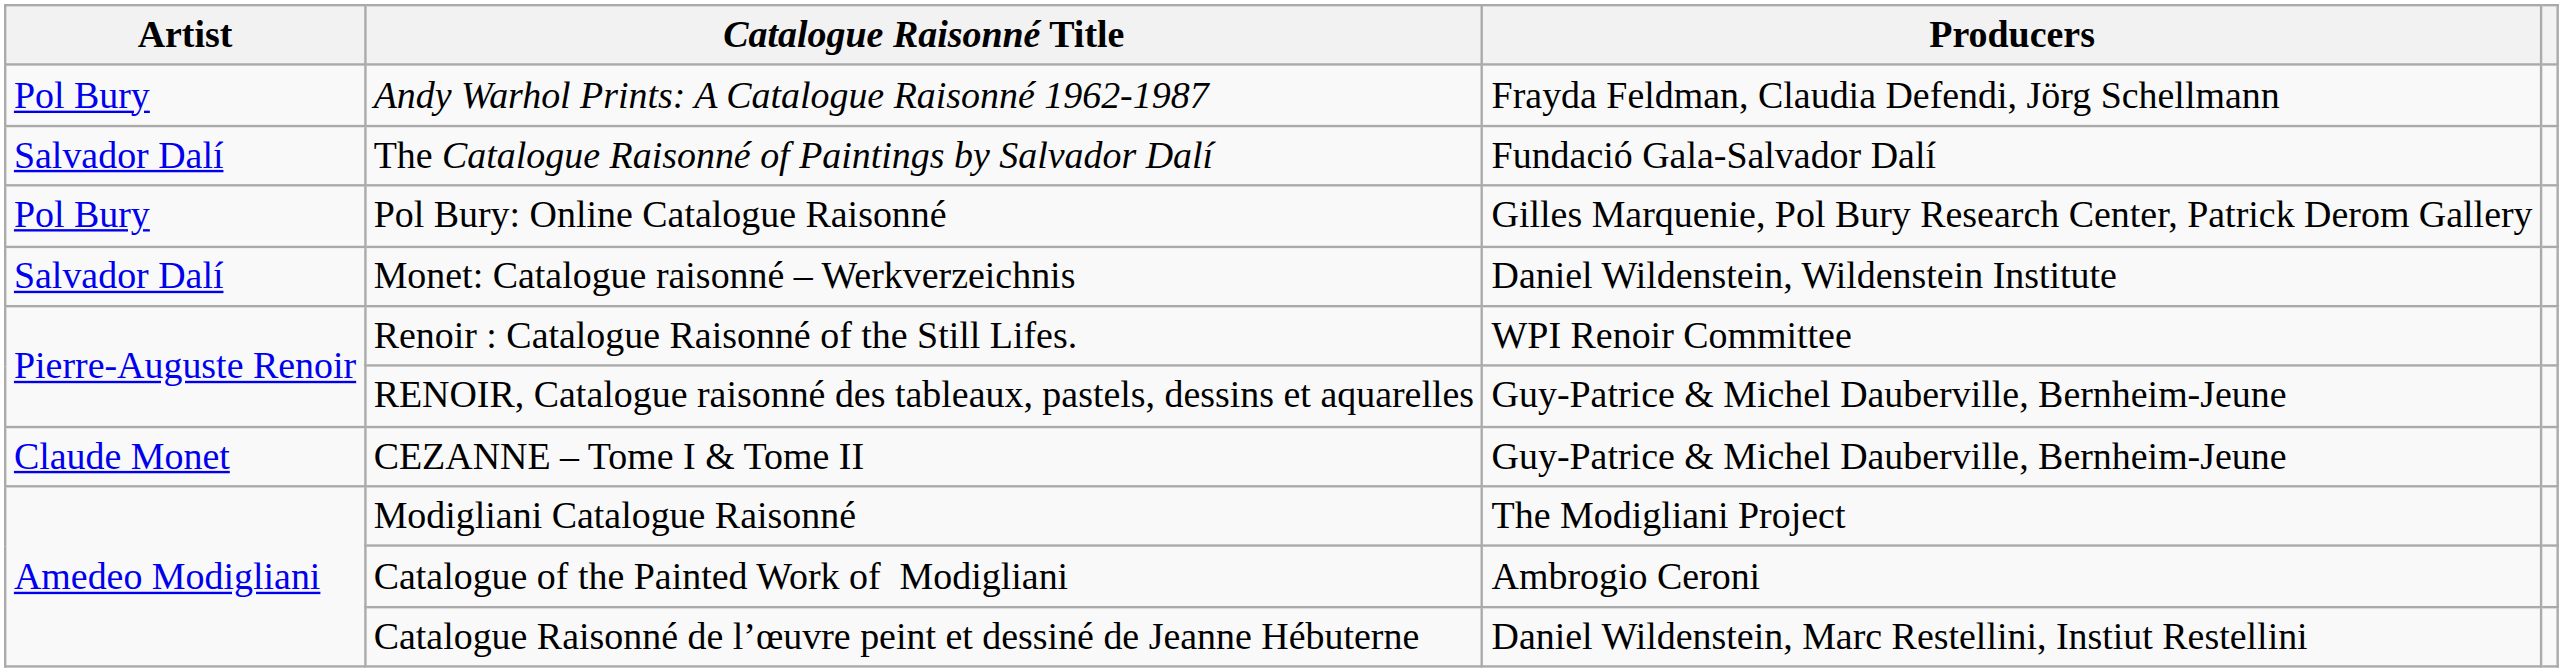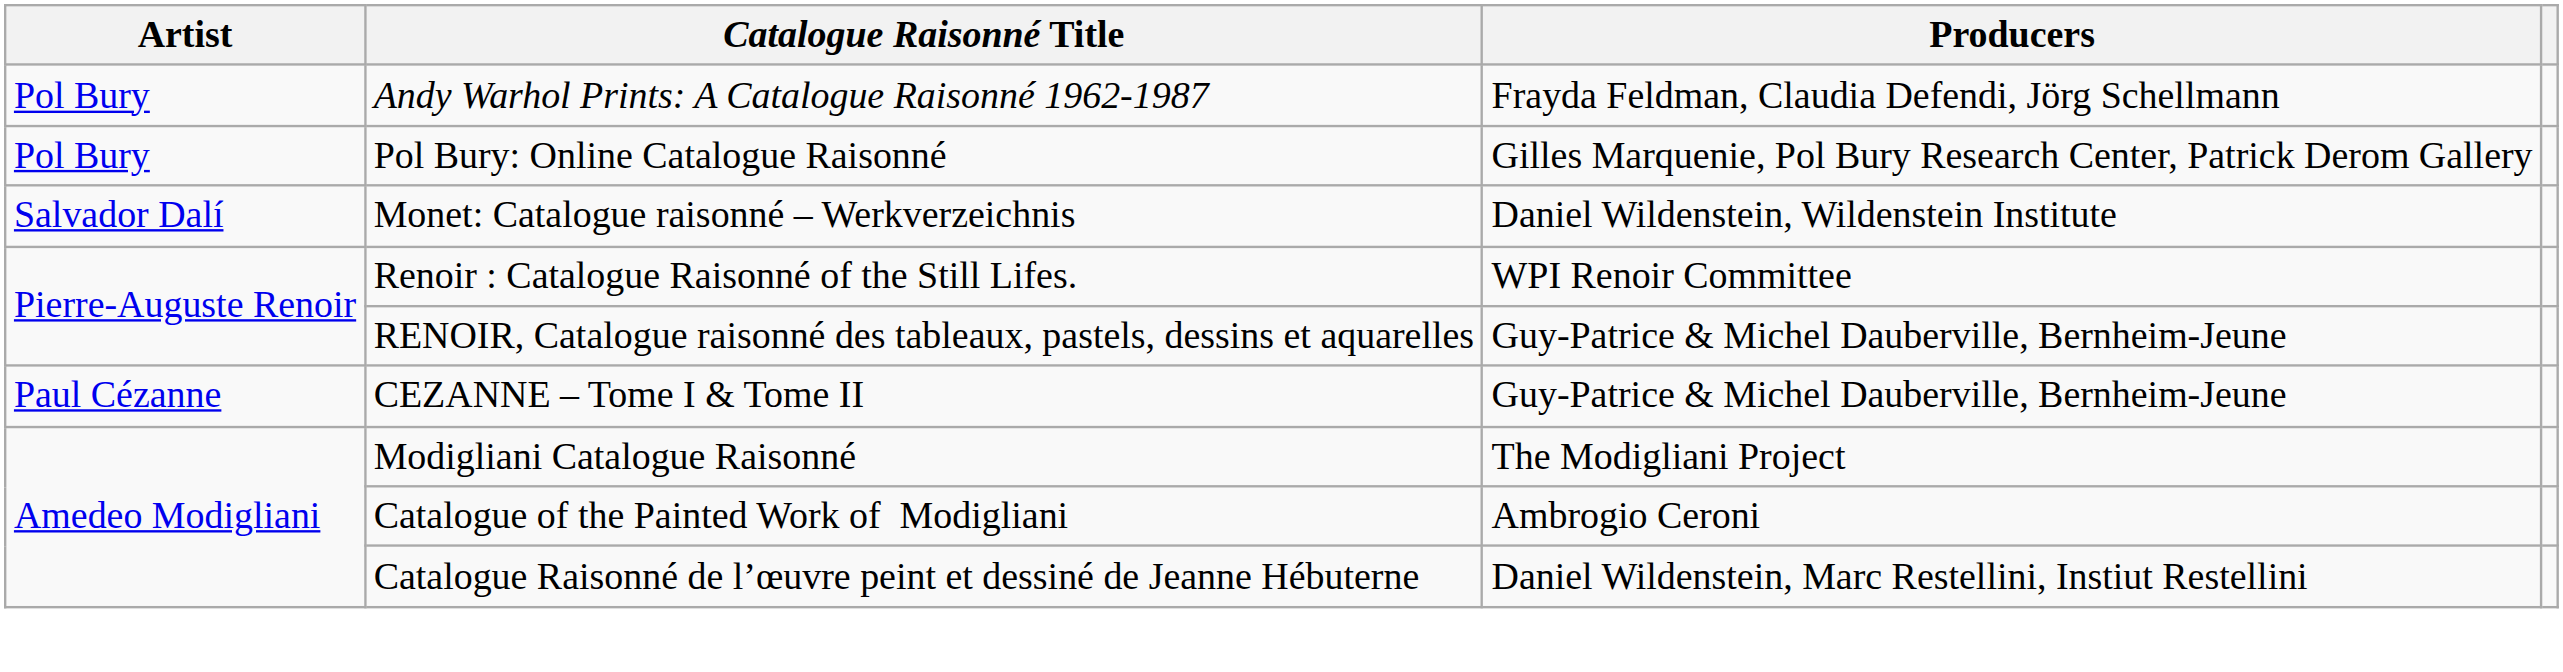- row: (793, 154)
(122, 455) Claude Monet -> (118, 395) Paul Cézanne
